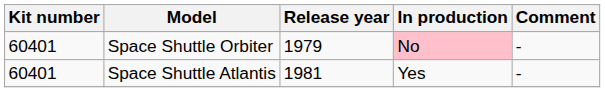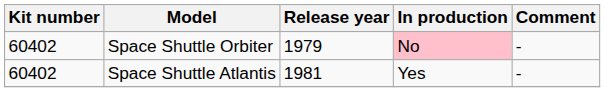(33, 45) 60401 -> (33, 45) 60402
(33, 73) 60401 -> (33, 73) 60402
